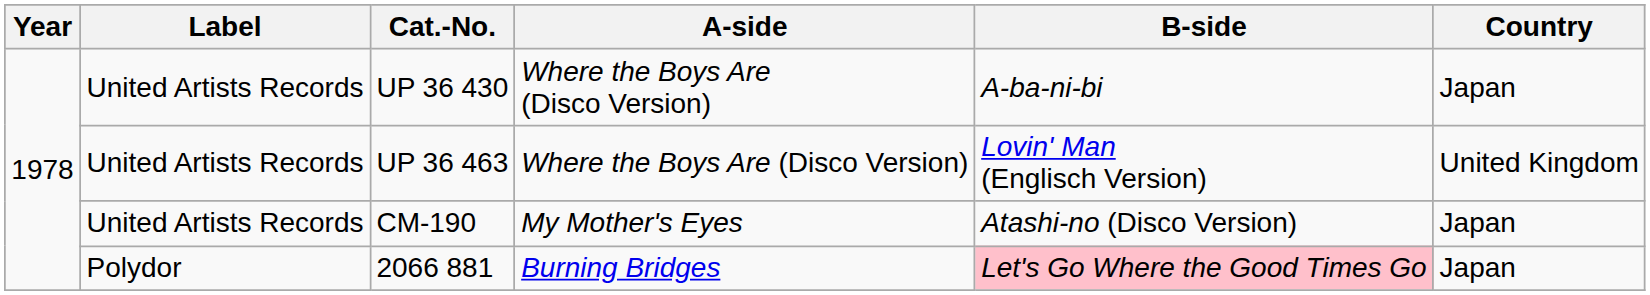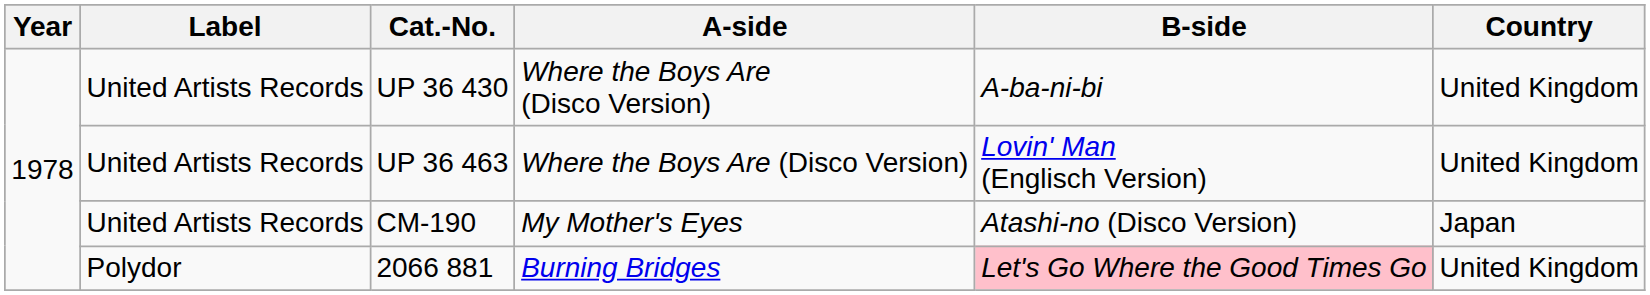(1478, 86) Japan -> (1539, 86) United Kingdom
(1478, 267) Japan -> (1539, 267) United Kingdom
